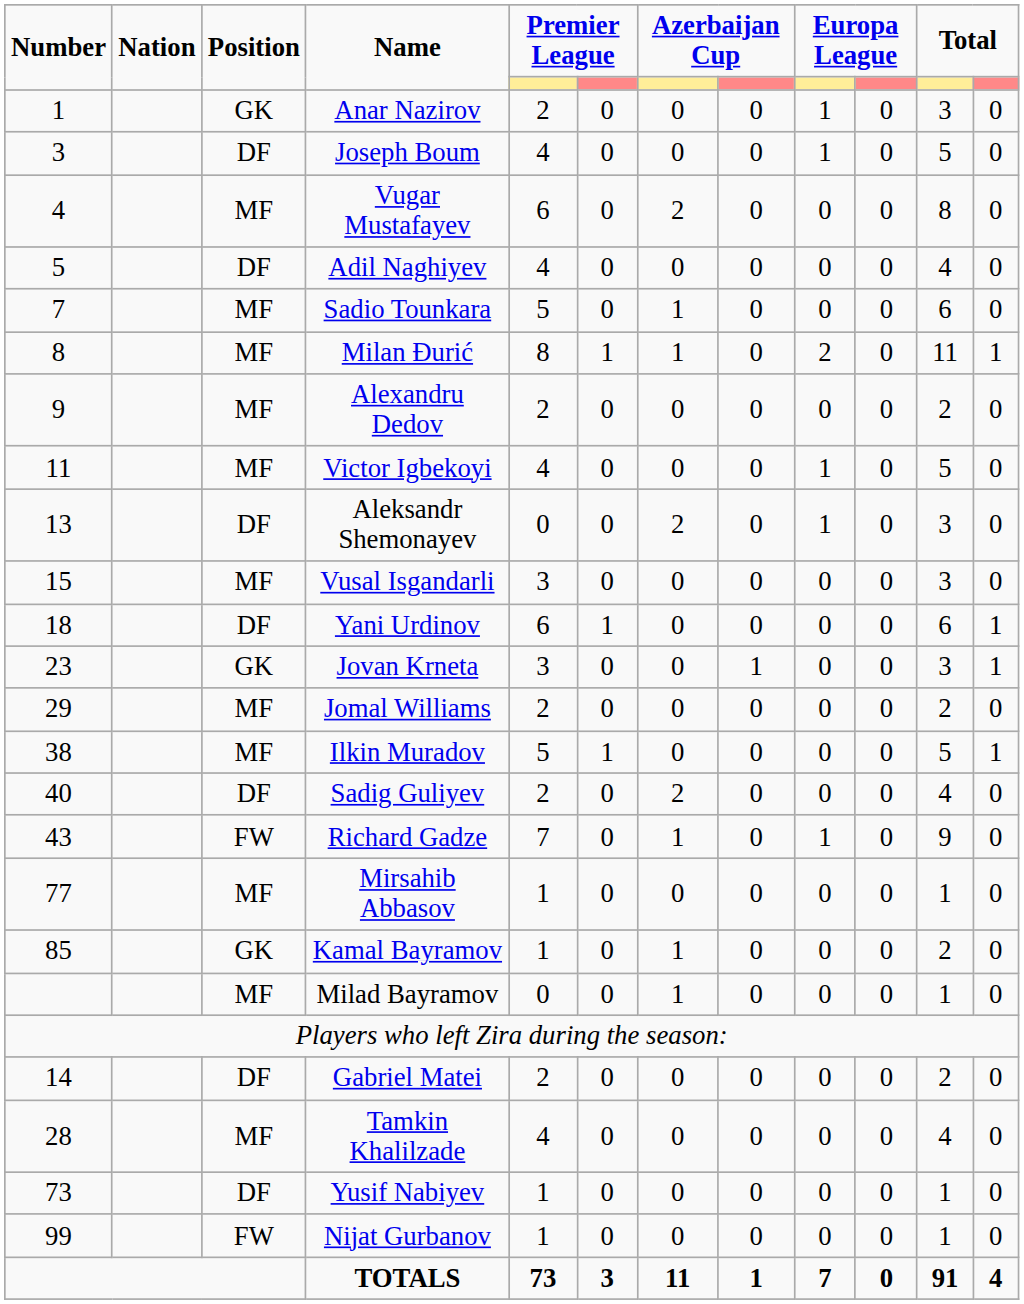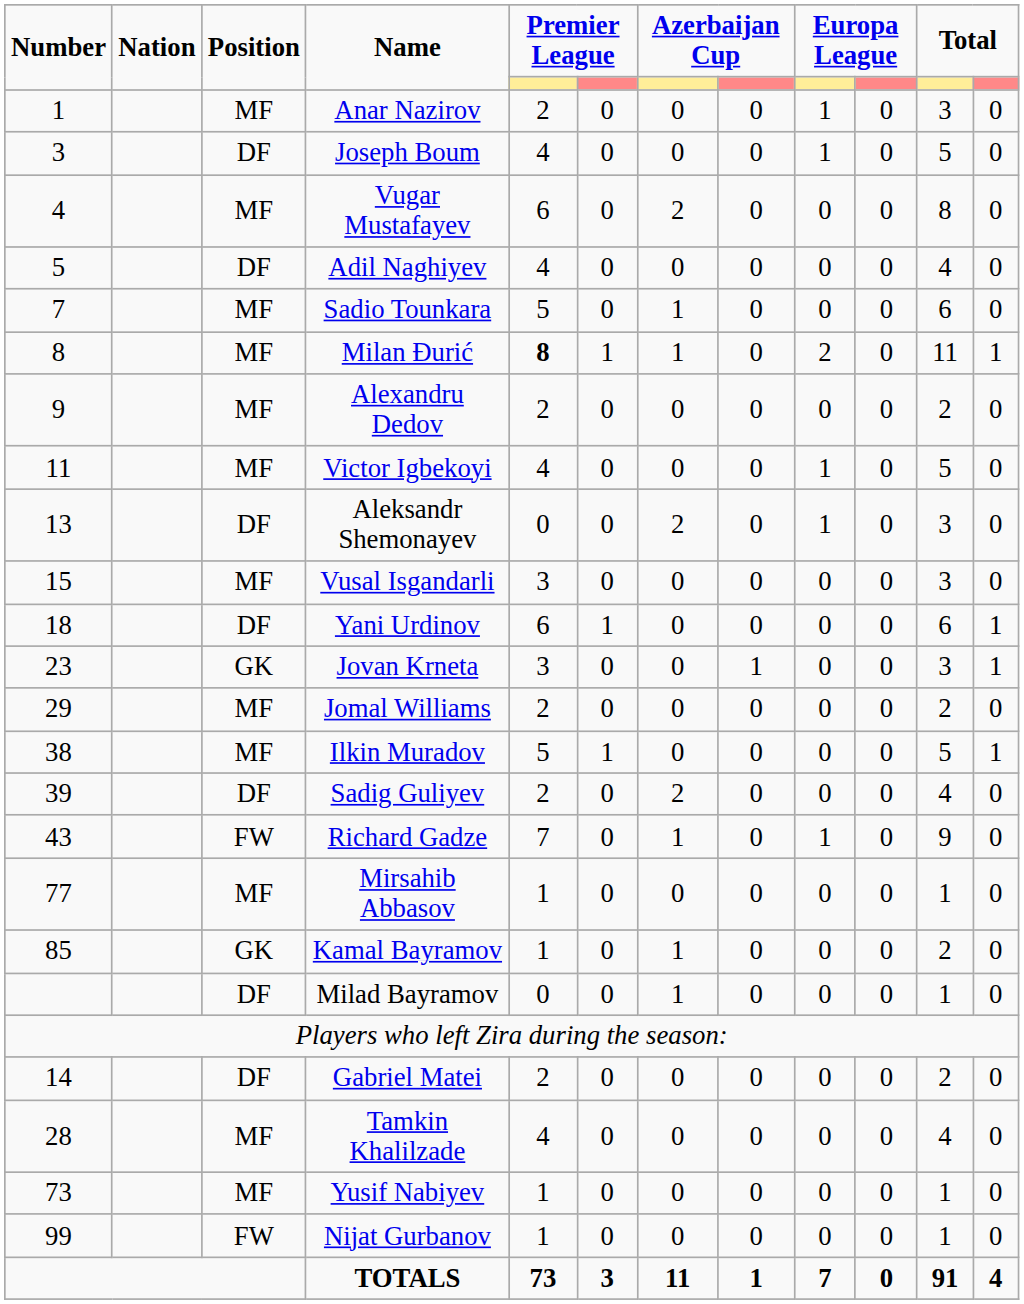(254, 110) GK -> (254, 110) MF
(543, 352) normal -> (543, 352) bold
(58, 793) 40 -> (58, 793) 39
(254, 993) MF -> (254, 993) DF
(254, 1193) DF -> (254, 1193) MF
